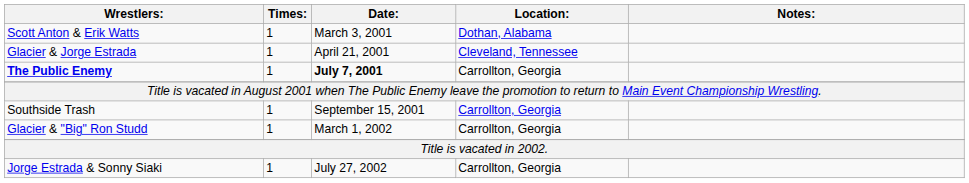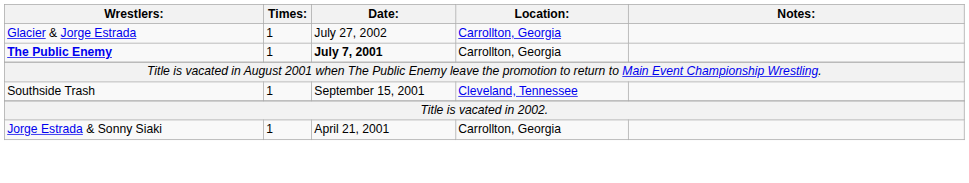- row: (73, 33)
(352, 52) April 21, 2001 -> (351, 33) July 27, 2002
(518, 52) Cleveland, Tennessee -> (510, 33) Carrollton, Georgia
(510, 110) Carrollton, Georgia -> (518, 91) Cleveland, Tennessee
- row: (77, 129)
(351, 168) July 27, 2002 -> (352, 129) April 21, 2001
